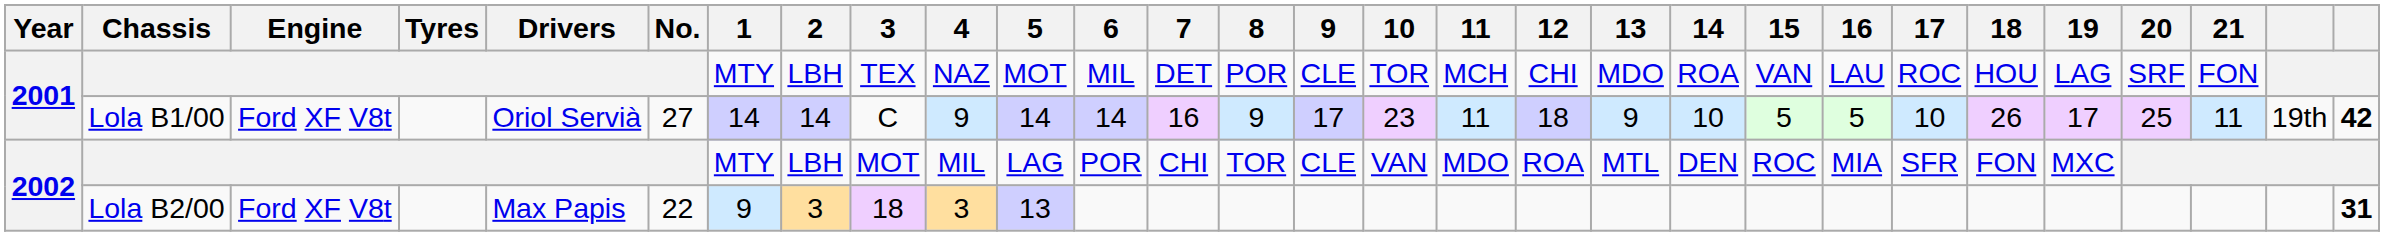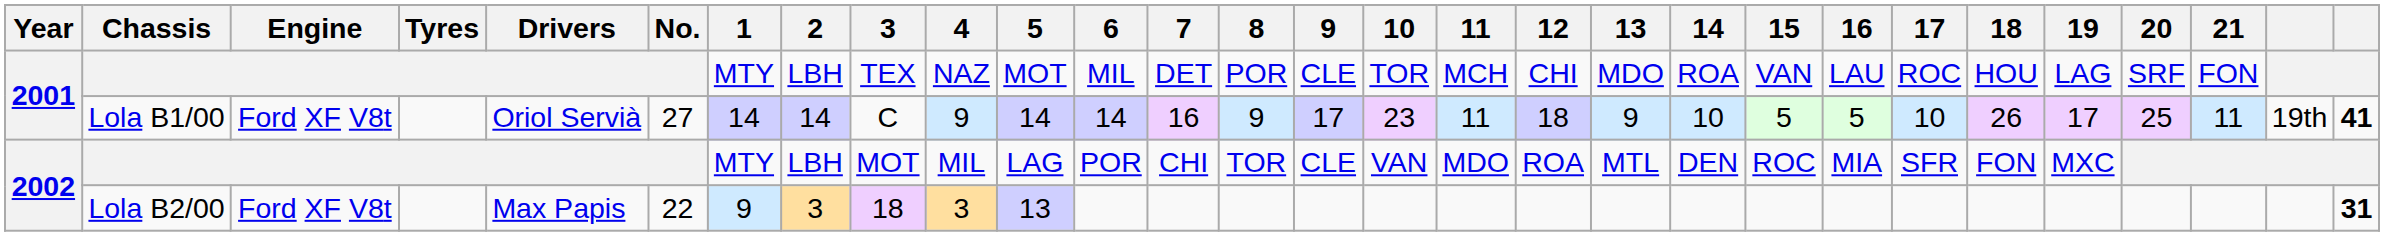(2357, 118) 42 -> (2357, 118) 41
